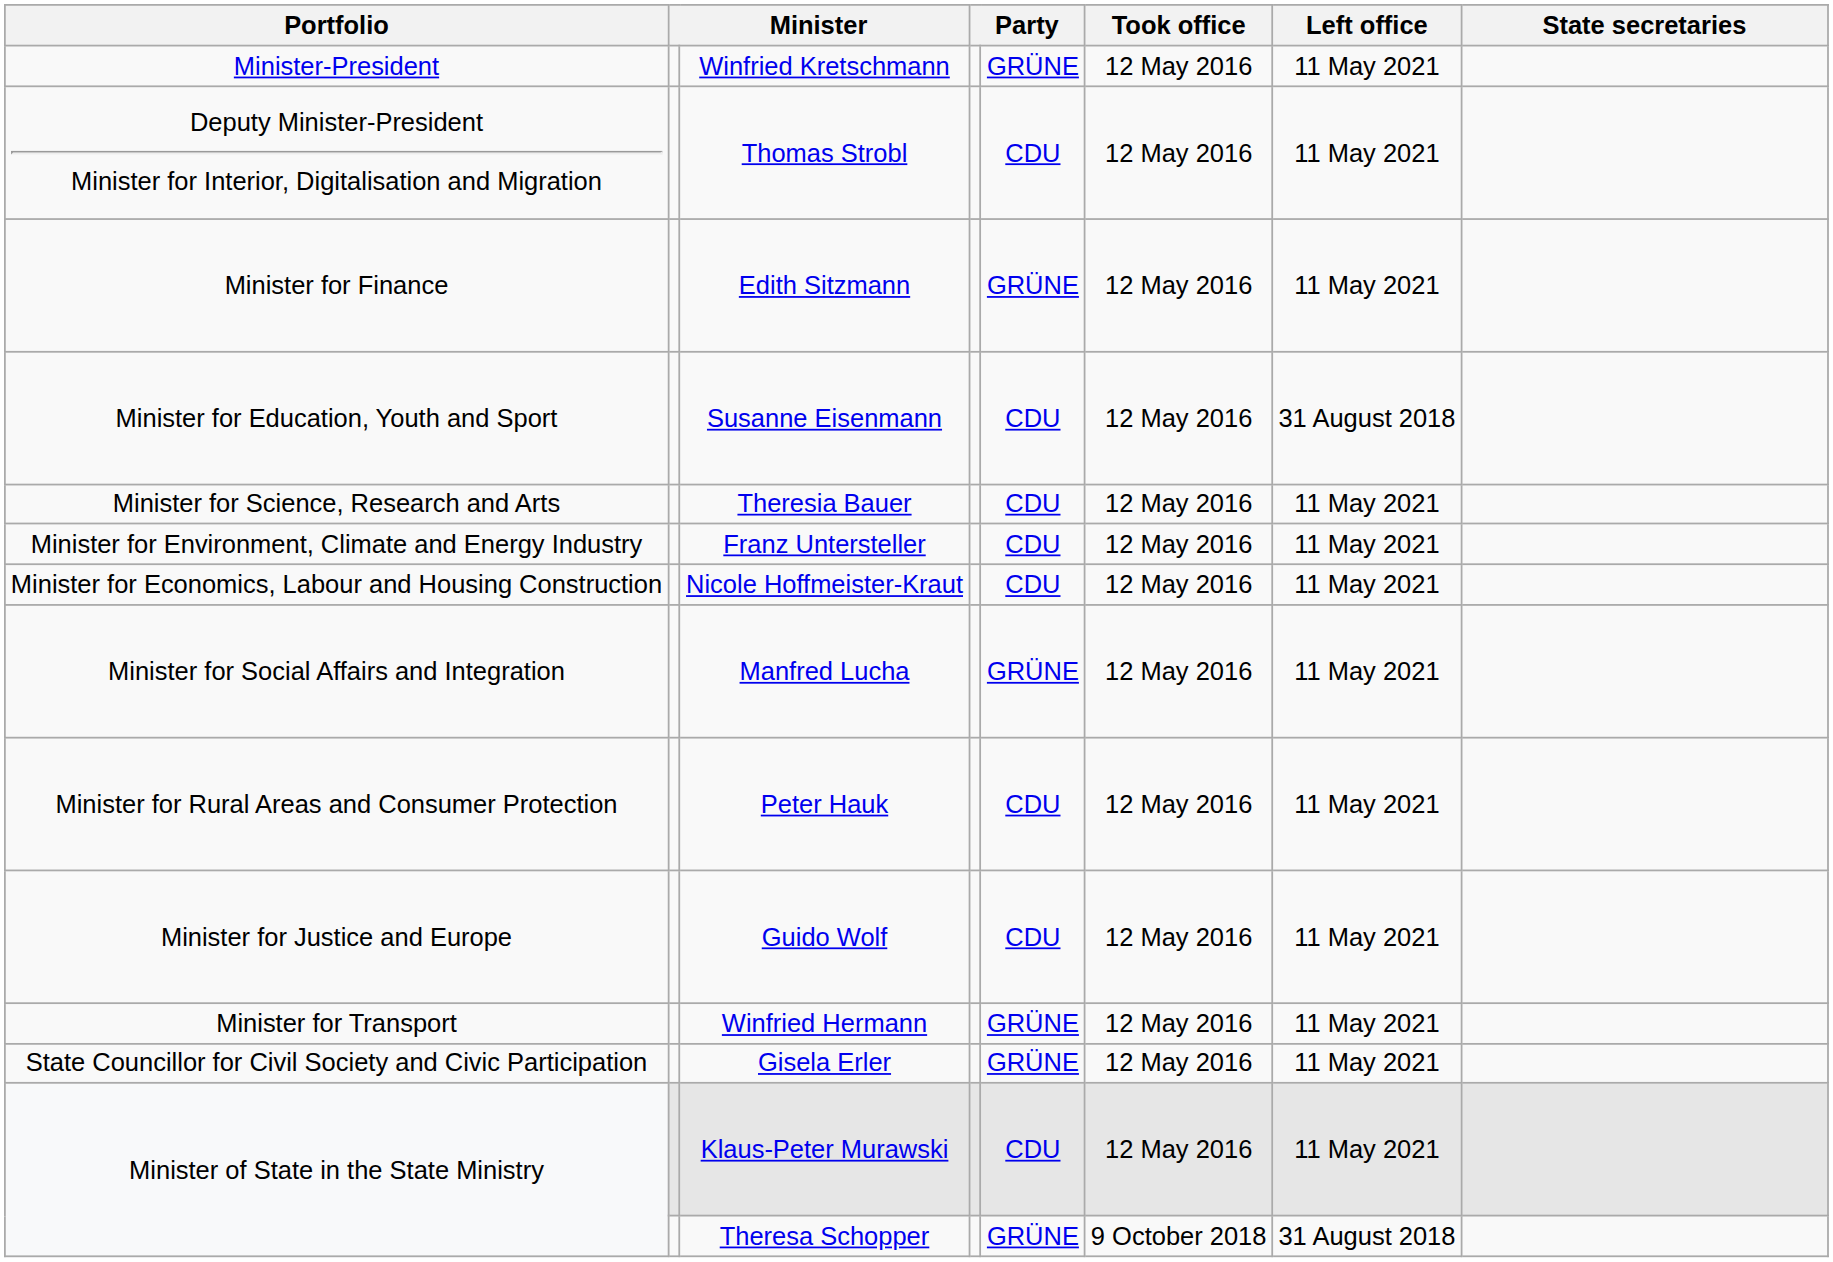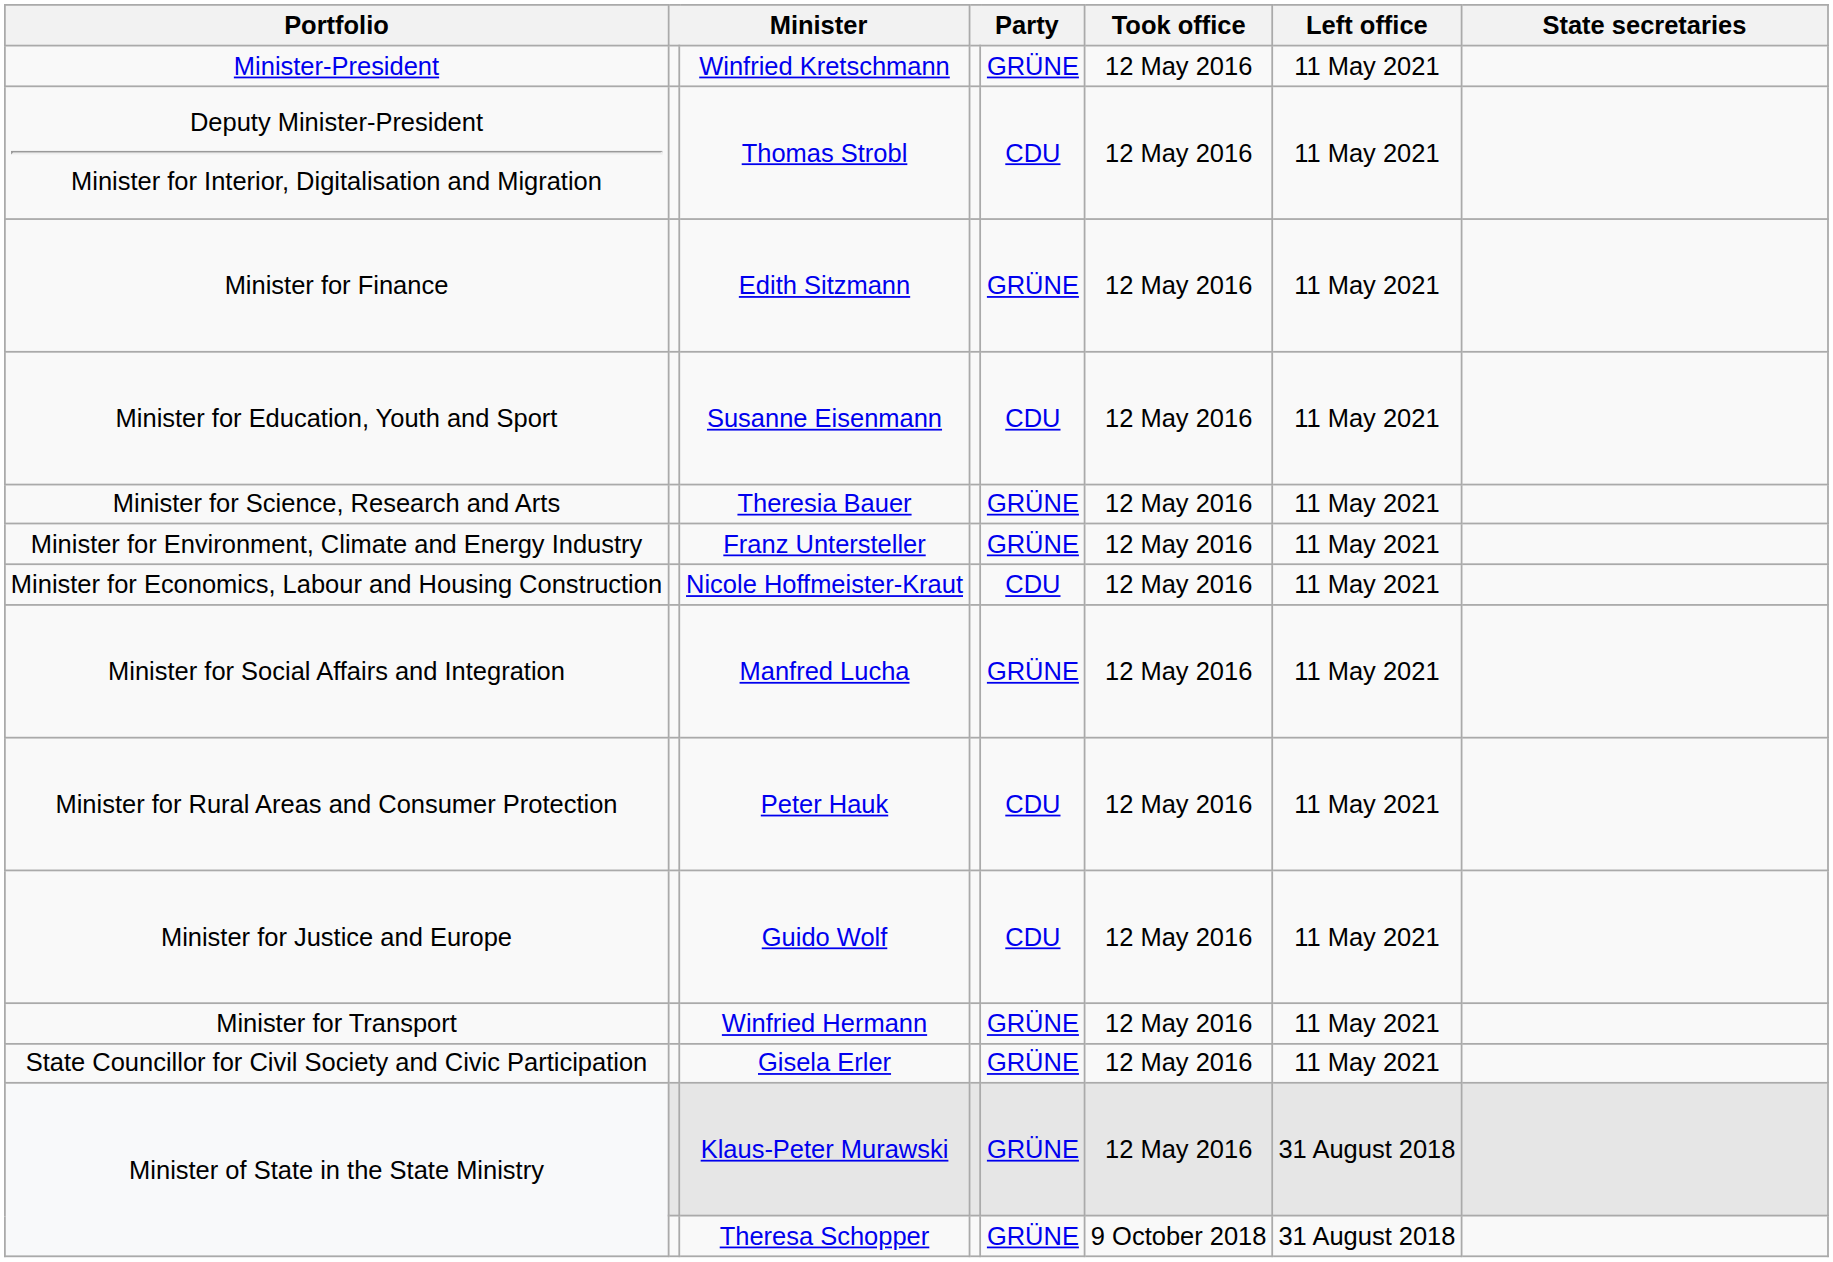(1367, 418) 31 August 2018 -> (1367, 418) 11 May 2021
(1033, 504) CDU -> (1033, 504) GRÜNE
(1033, 544) CDU -> (1033, 544) GRÜNE
(1033, 1150) CDU -> (1033, 1150) GRÜNE
(1367, 1150) 11 May 2021 -> (1367, 1150) 31 August 2018
